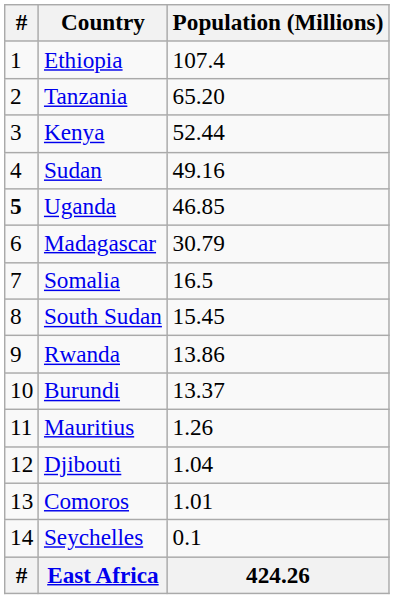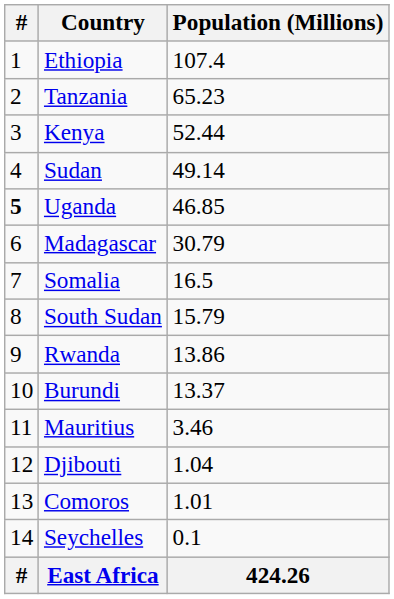(199, 96) 65.20 -> (199, 96) 65.23
(199, 170) 49.16 -> (199, 170) 49.14
(199, 317) 15.45 -> (199, 317) 15.79
(193, 427) 1.26 -> (193, 427) 3.46
